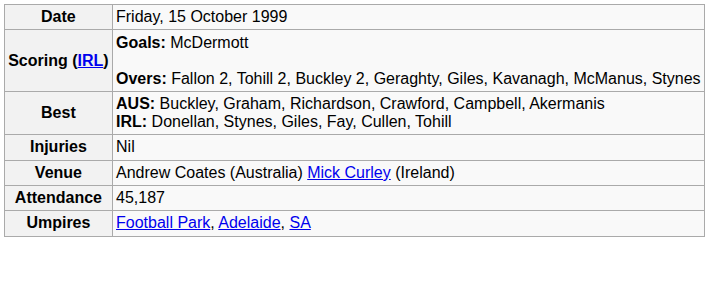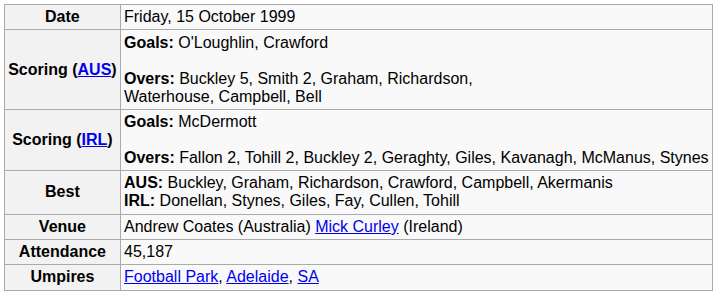+ row: (62, 69)
- row: (58, 147)
